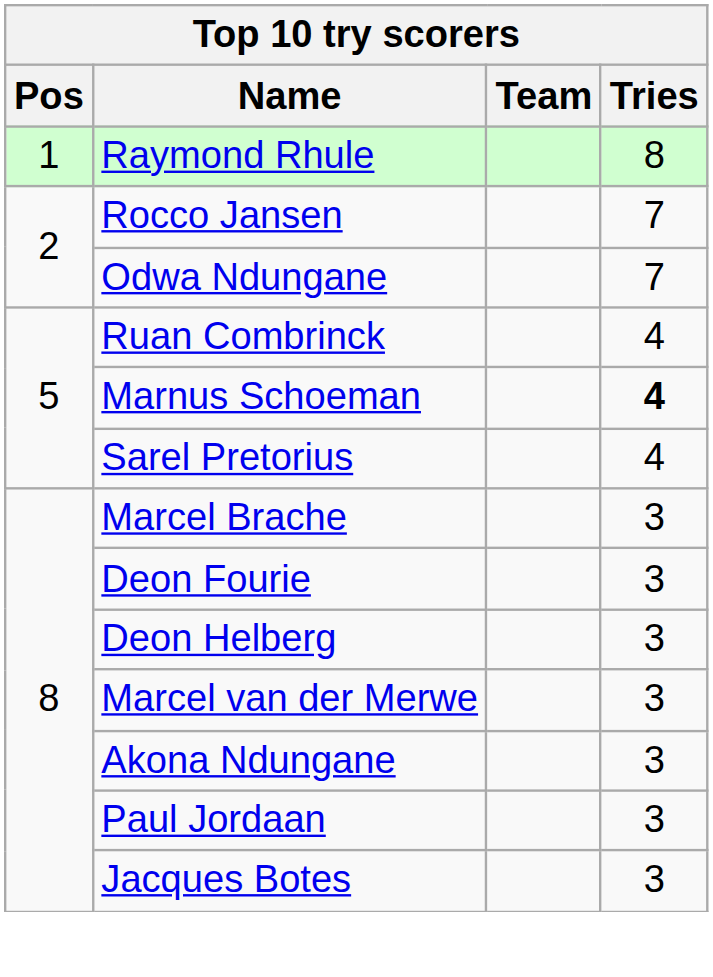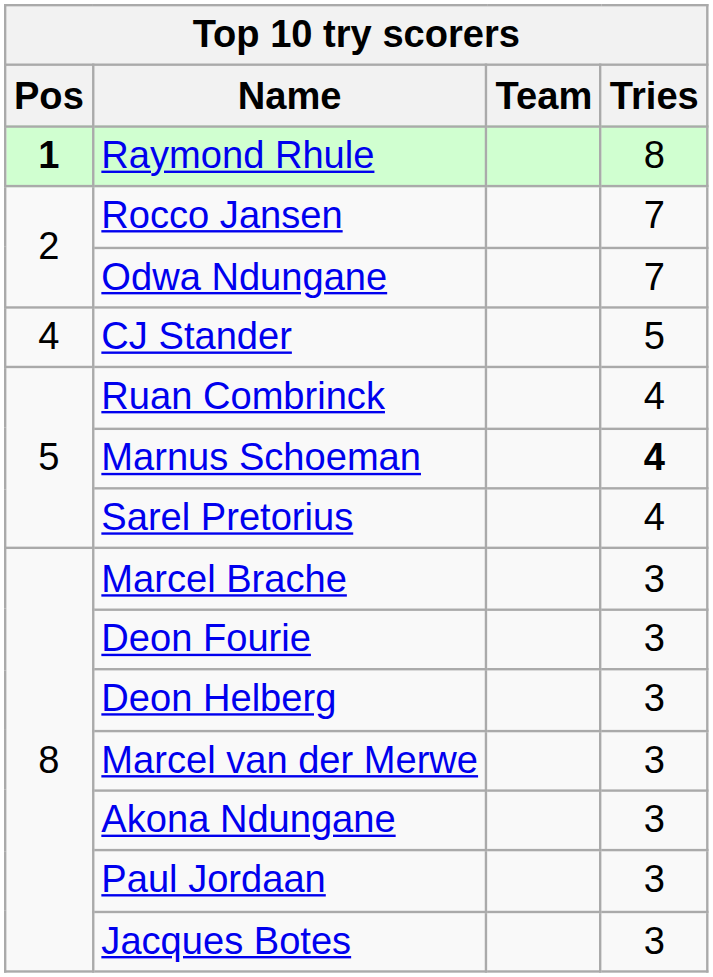(49, 155) normal -> (49, 155) bold
+ row: (197, 336)
